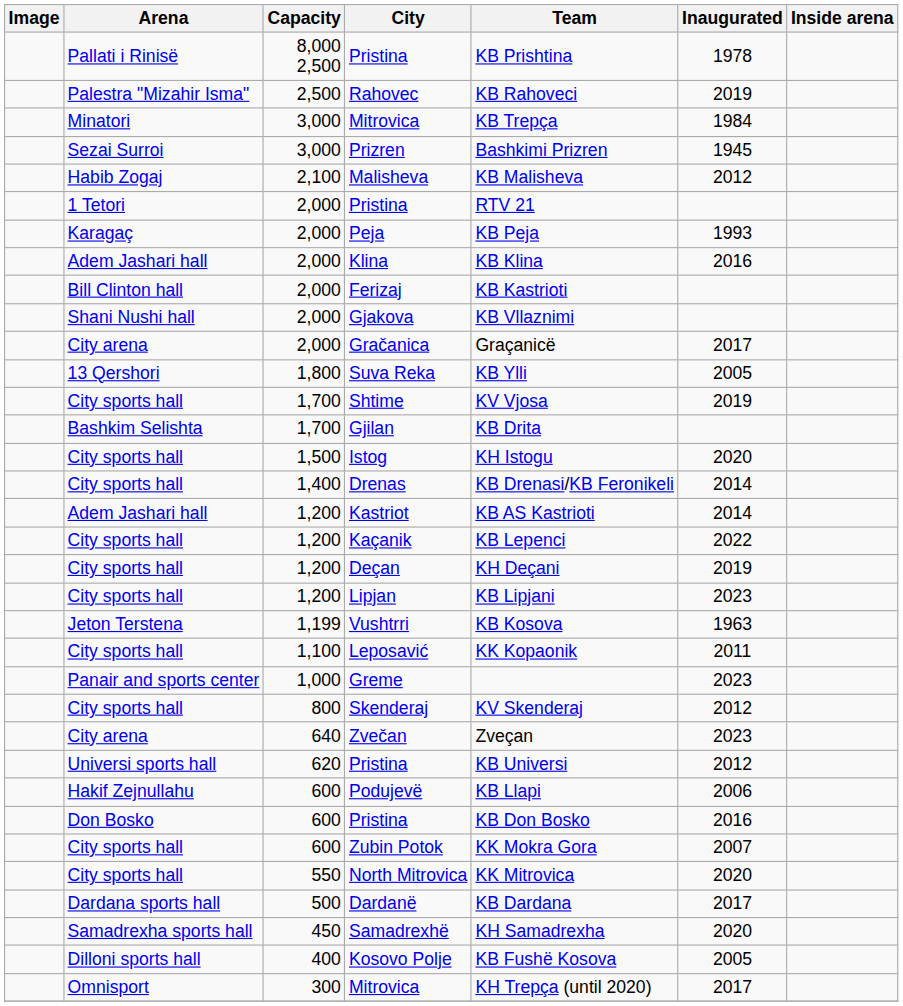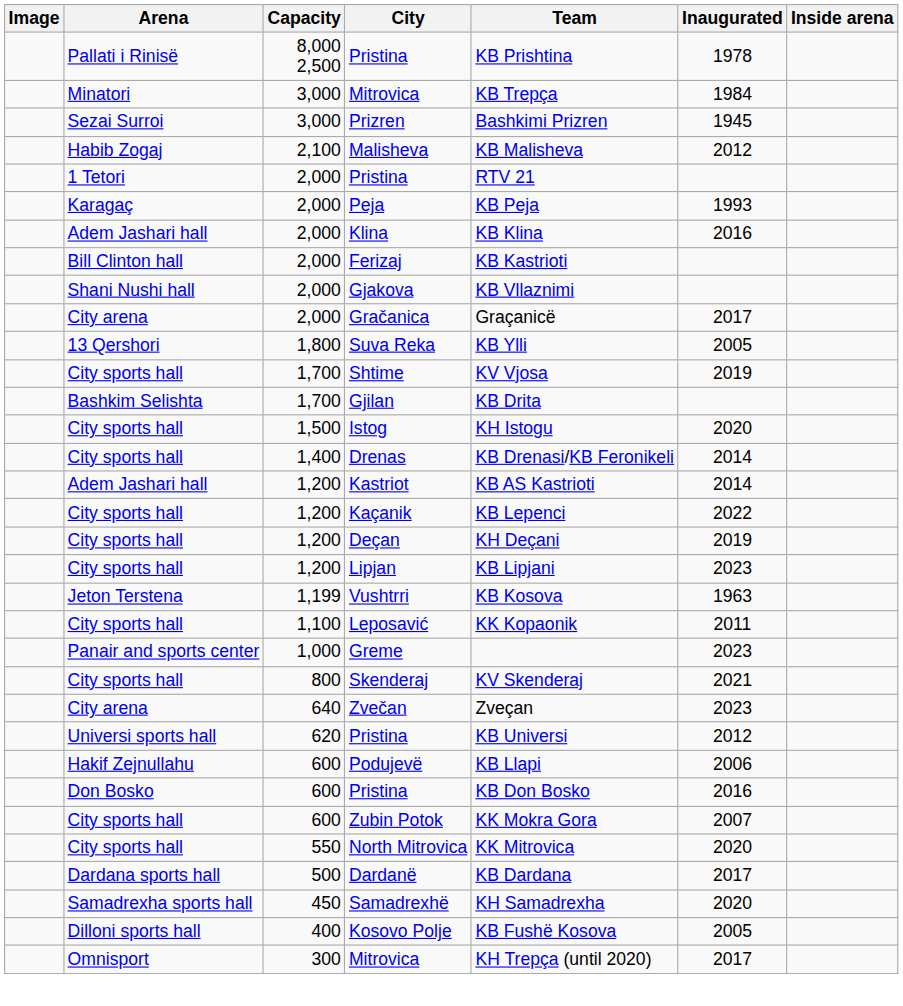- row: (158, 94)
(732, 708) 2012 -> (732, 680) 2021
